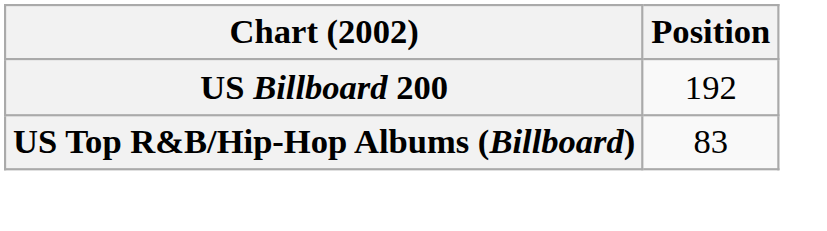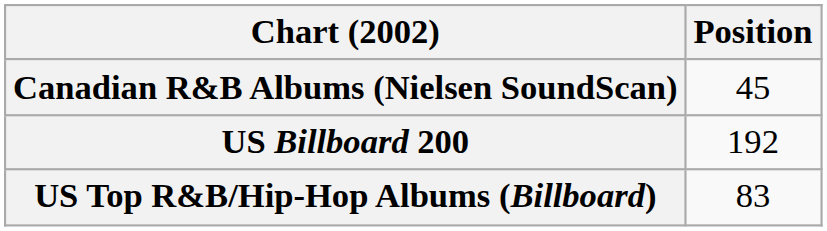+ row: (345, 86)
